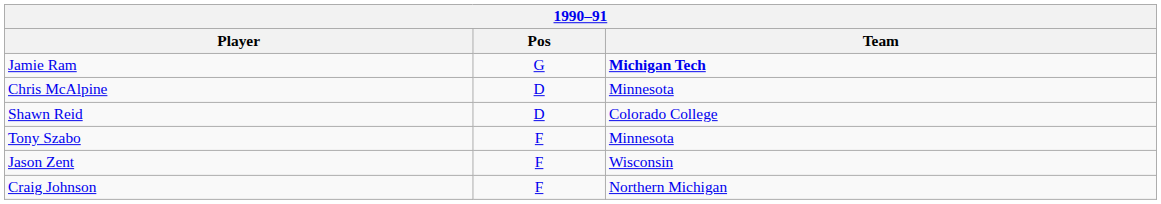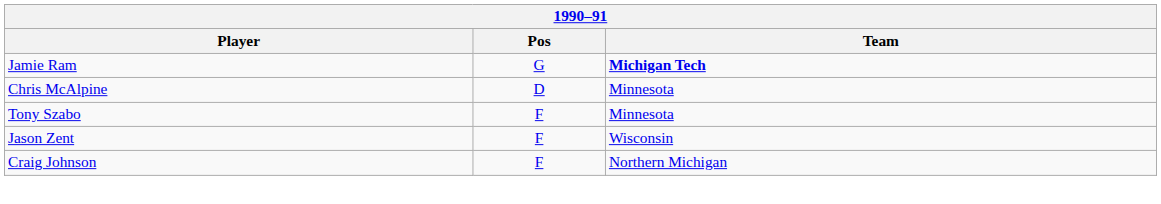- row: (45, 114)
